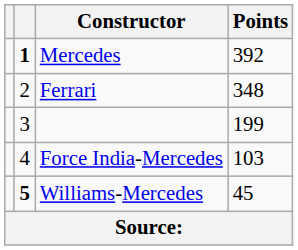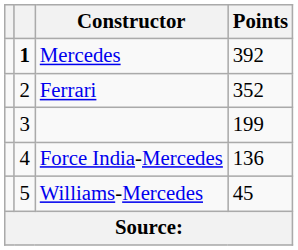(248, 89) 348 -> (248, 89) 352
(248, 158) 103 -> (248, 158) 136
(25, 192) bold -> (25, 192) normal
